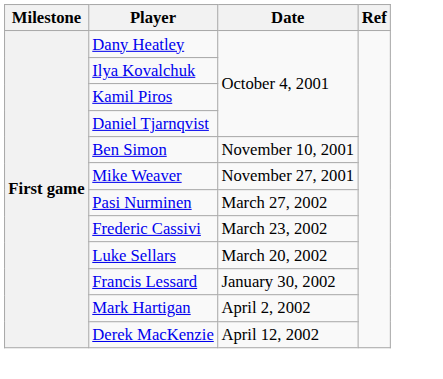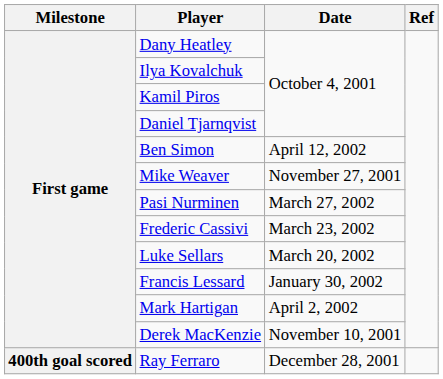(288, 149) November 10, 2001 -> (318, 149) April 12, 2002
(270, 334) April 12, 2002 -> (335, 334) November 10, 2001
+ row: (180, 360)
